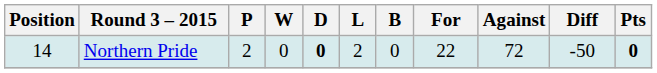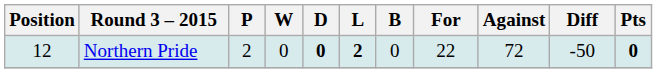(42, 51) 14 -> (42, 51) 12
(358, 51) normal -> (358, 51) bold
